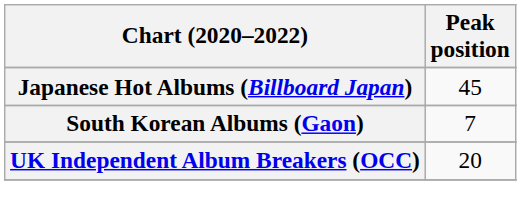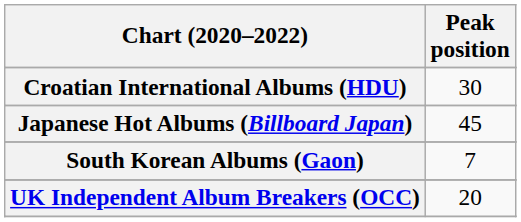+ row: (215, 86)
